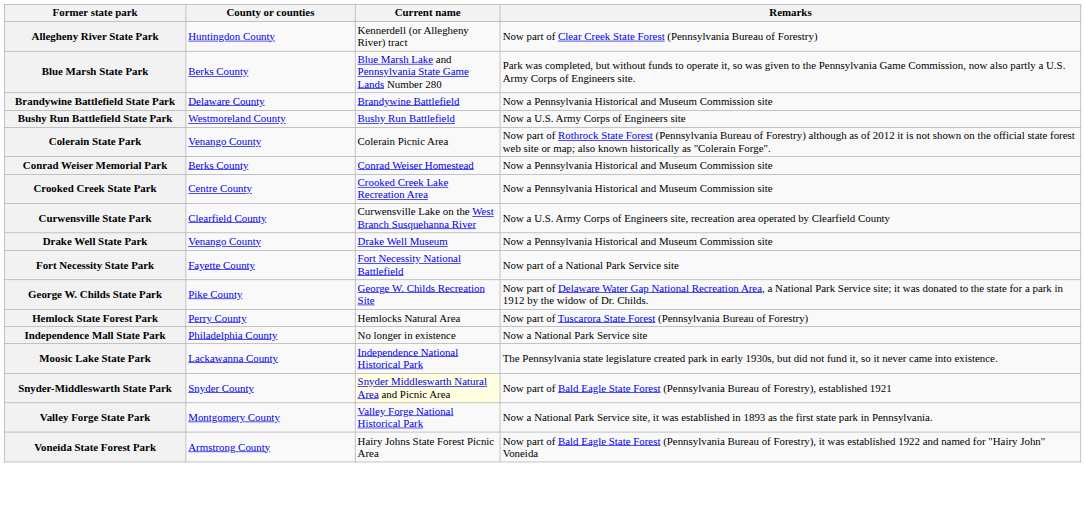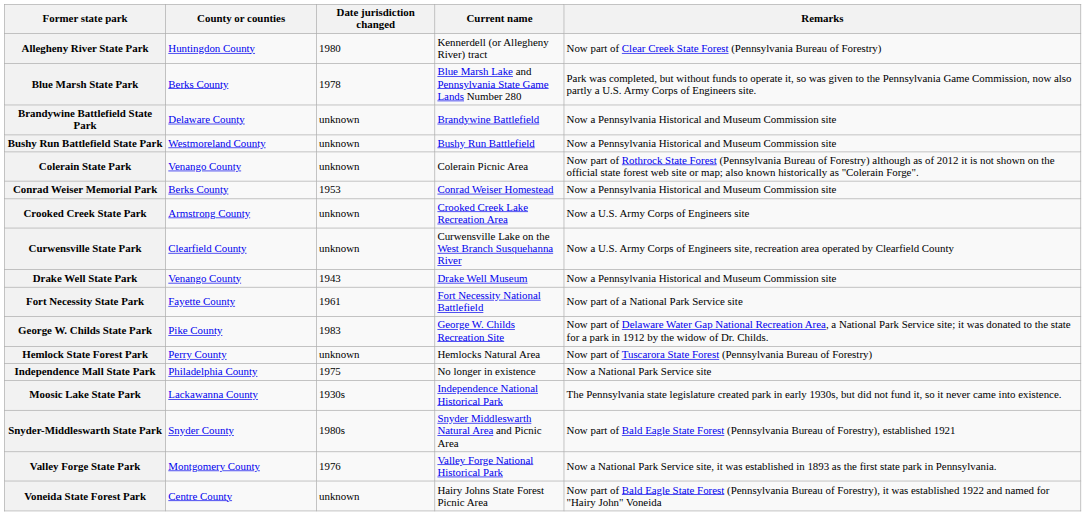+ column: (376, 19)
(594, 118) Now a U.S. Army Corps of Engineers site -> (702, 143) Now a Pennsylvania Historical and Museum Commission site
(220, 188) Centre County -> (209, 213) Armstrong County
(638, 188) Now a Pennsylvania Historical and Museum Commission site -> (658, 213) Now a U.S. Army Corps of Engineers site
(422, 388) lightyellow background -> (490, 431) no background
(229, 447) Armstrong County -> (200, 496) Centre County
